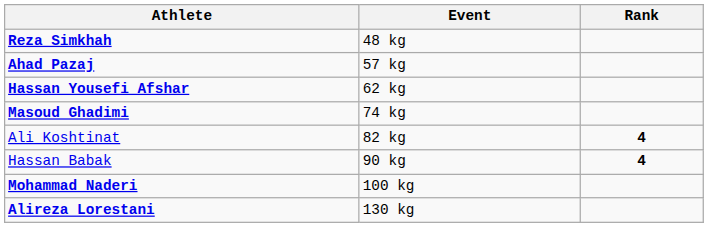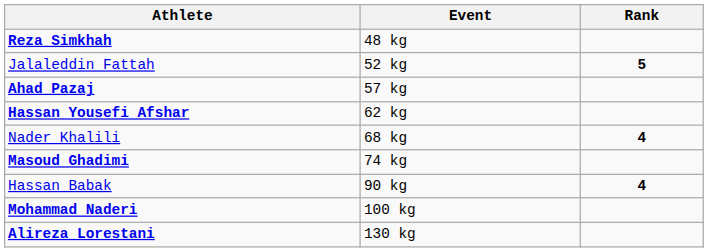+ row: (81, 65)
+ row: (64, 137)
- row: (64, 137)
